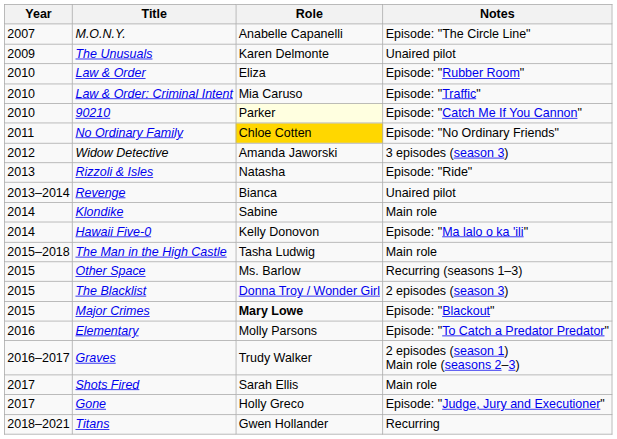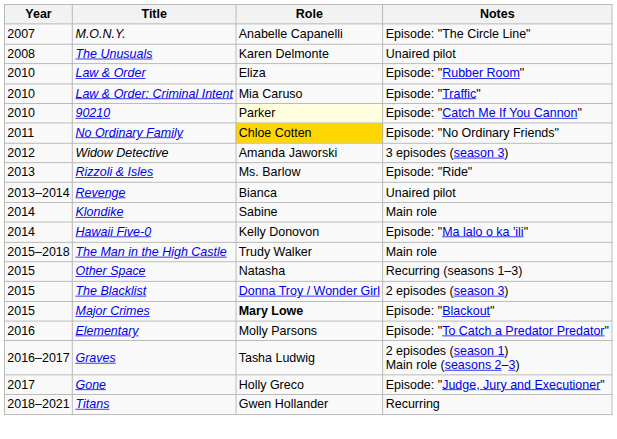(21, 53) 2009 -> (21, 53) 2008
(262, 172) Natasha -> (270, 172) Ms. Barlow
(277, 251) Tasha Ludwig -> (275, 251) Trudy Walker
(270, 271) Ms. Barlow -> (262, 271) Natasha
(275, 357) Trudy Walker -> (277, 357) Tasha Ludwig
- row: (107, 384)
